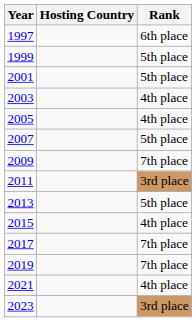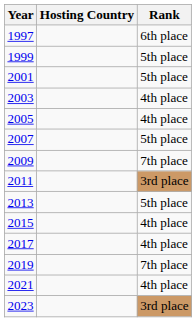(164, 243) 7th place -> (164, 243) 4th place
